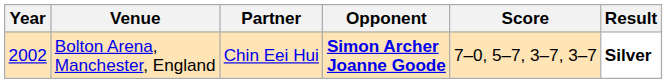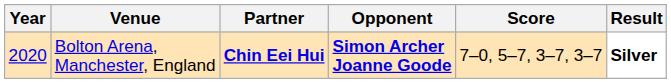(28, 55) 2002 -> (28, 55) 2020
(271, 55) normal -> (274, 55) bold
